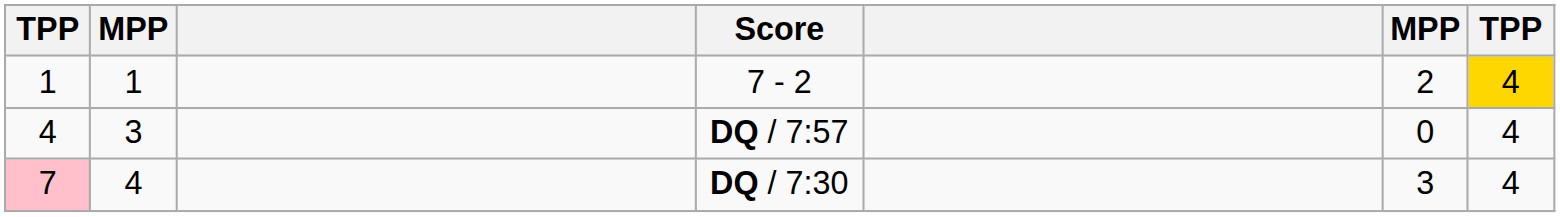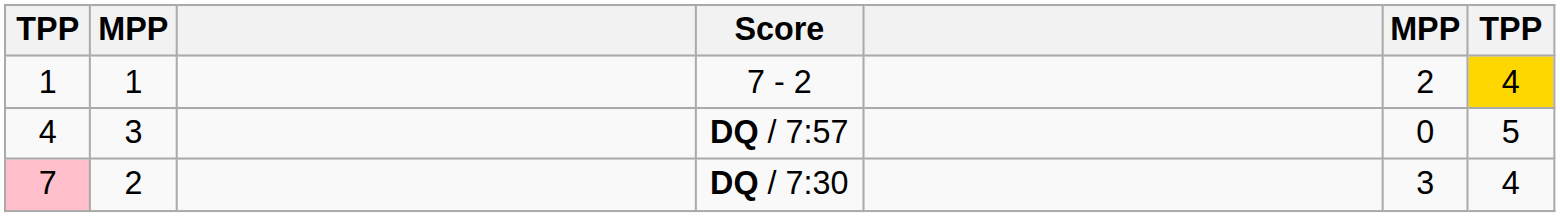(1511, 132) 4 -> (1511, 132) 5
(133, 183) 4 -> (133, 183) 2
